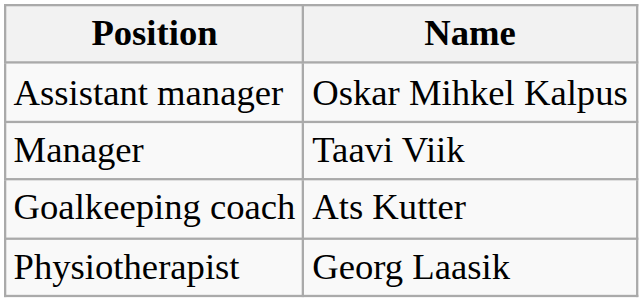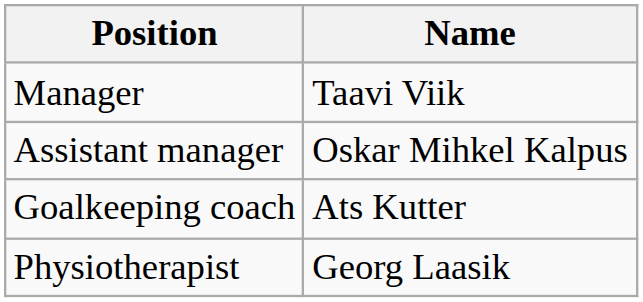rows swapped: (79, 149) <-> (148, 91)
